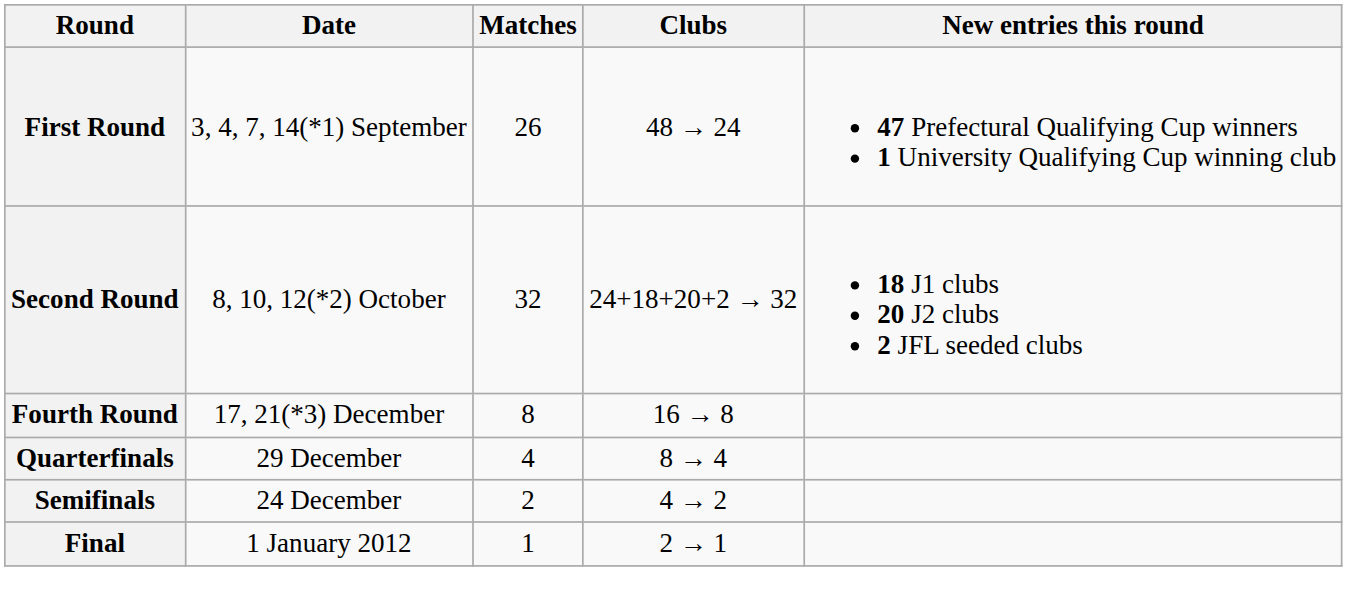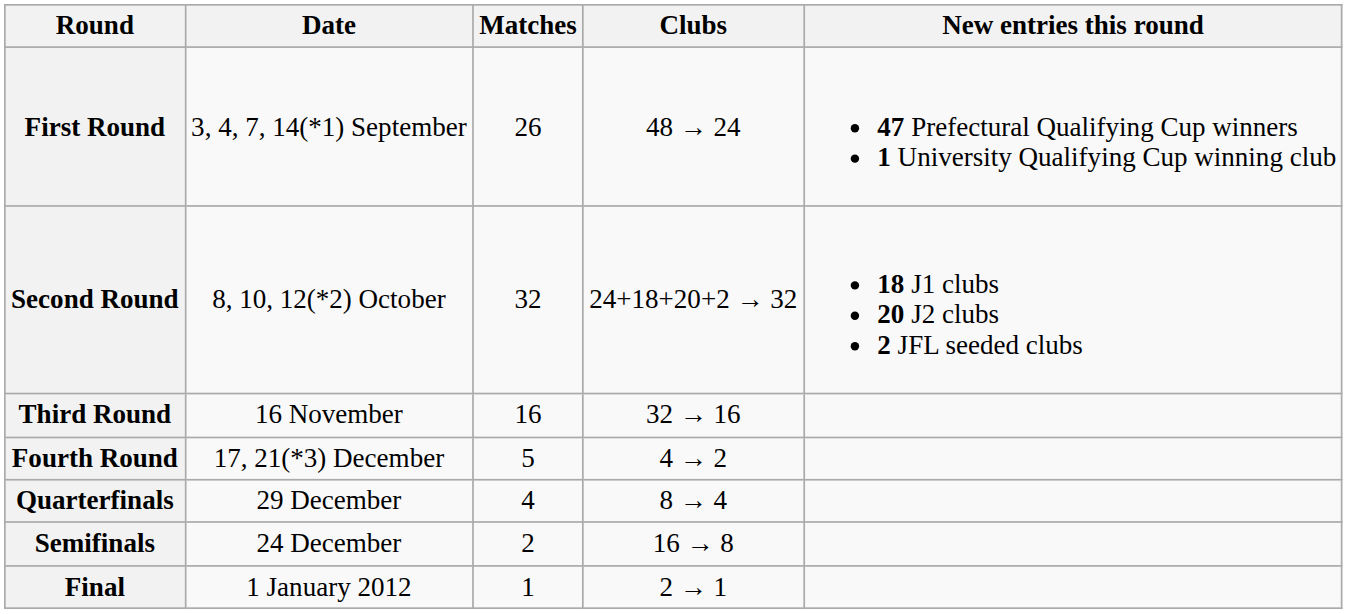+ row: (95, 414)
(528, 414) 8 -> (528, 457) 5
(693, 414) 16 → 8 -> (693, 457) 4 → 2
(693, 500) 4 → 2 -> (693, 543) 16 → 8
